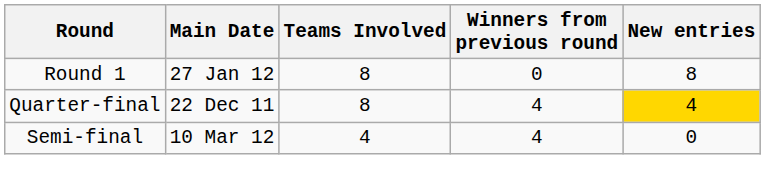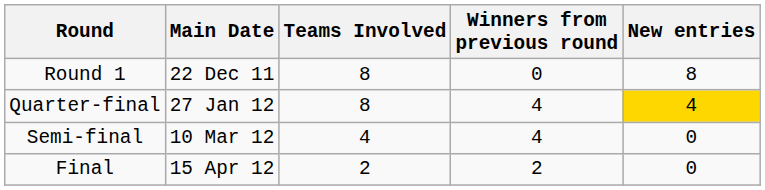(222, 74) 27 Jan 12 -> (222, 74) 22 Dec 11
(222, 106) 22 Dec 11 -> (222, 106) 27 Jan 12
+ row: (85, 169)
